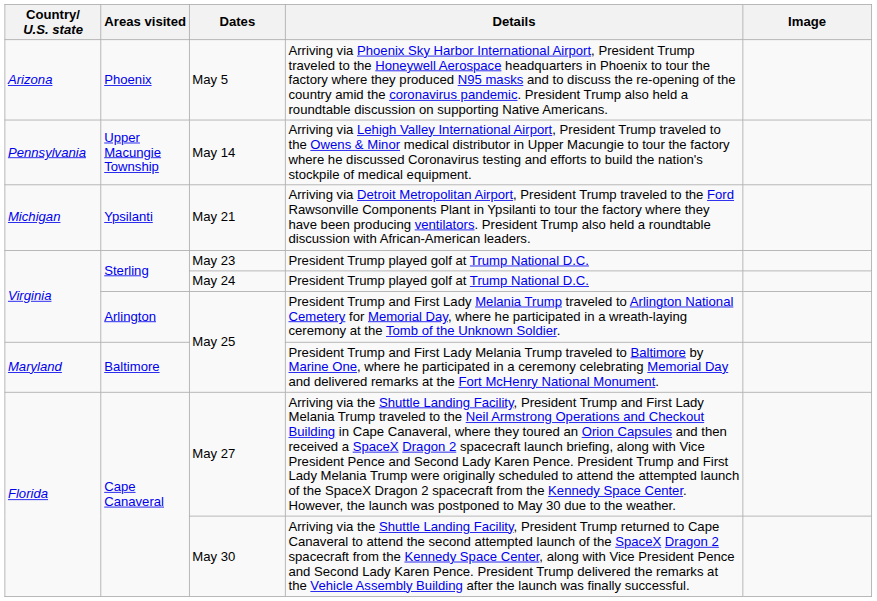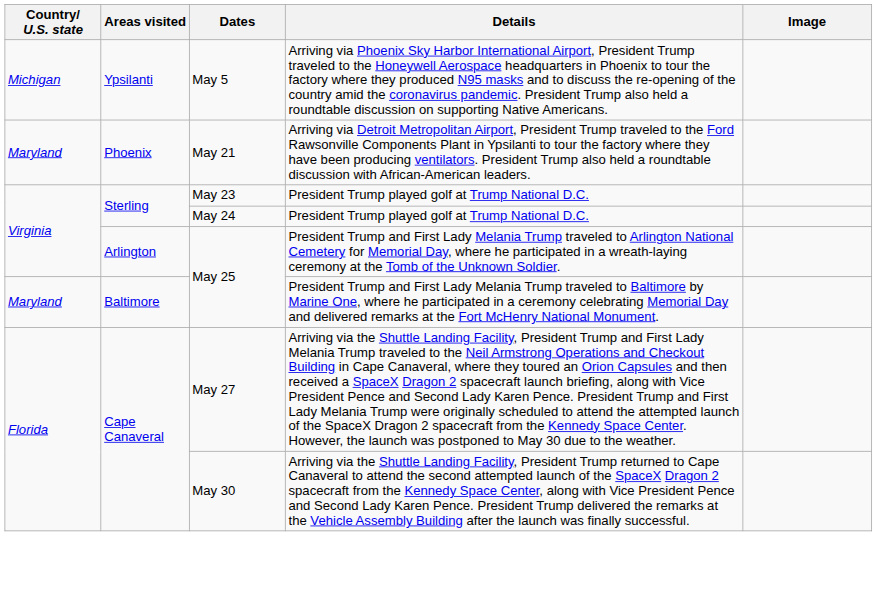(30, 79) Arizona -> (34, 79) Michigan
(128, 79) Phoenix -> (129, 79) Ypsilanti
- row: (214, 152)
(34, 217) Michigan -> (35, 152) Maryland
(129, 217) Ypsilanti -> (128, 152) Phoenix
